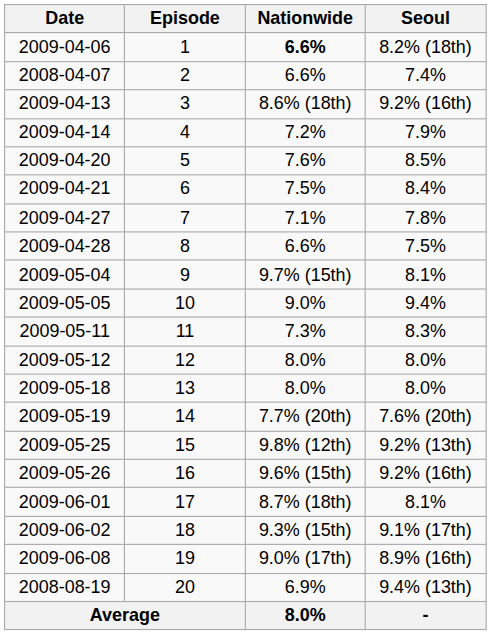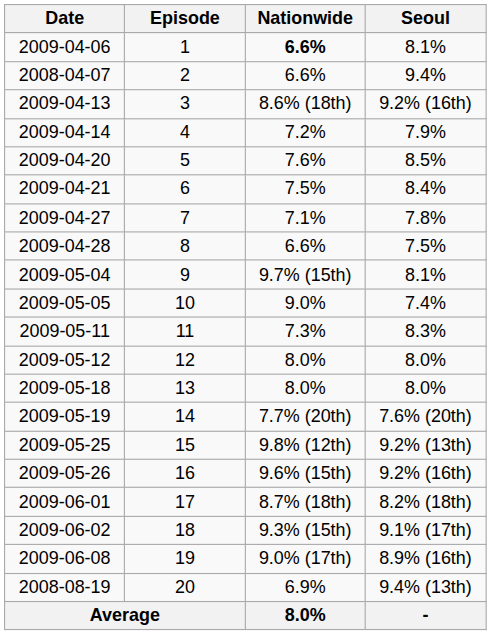(425, 47) 8.2% (18th) -> (425, 47) 8.1%
(425, 75) 7.4% -> (425, 75) 9.4%
(425, 302) 9.4% -> (425, 302) 7.4%
(425, 501) 8.1% -> (425, 501) 8.2% (18th)
